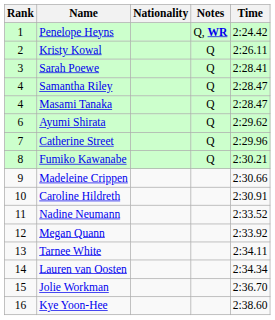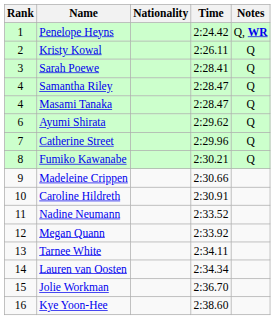columns swapped: (250, 13) <-> (210, 13)
